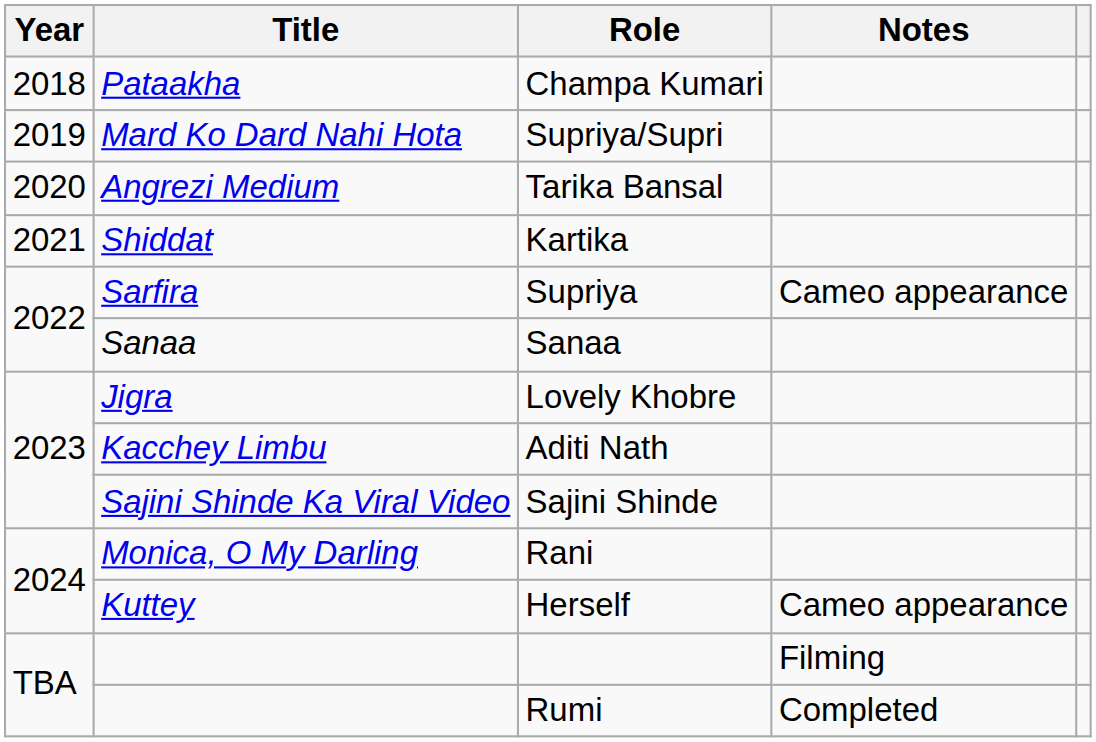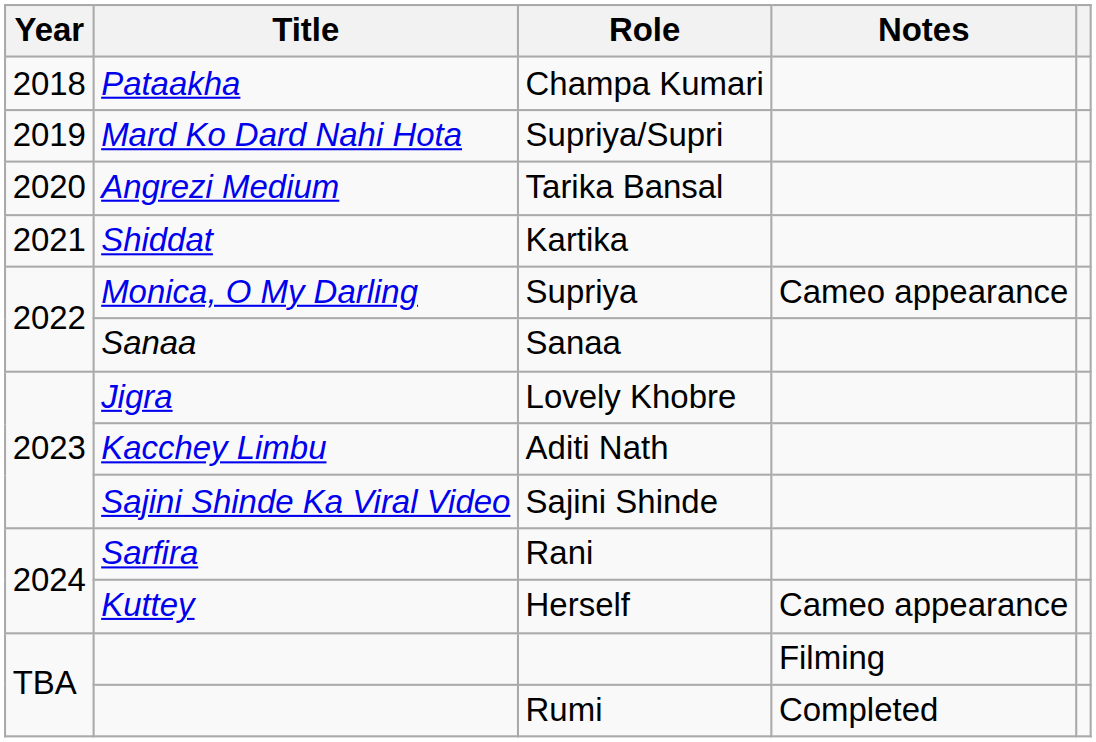(150, 291) Sarfira -> (260, 291) Monica, O My Darling
(260, 553) Monica, O My Darling -> (150, 553) Sarfira
